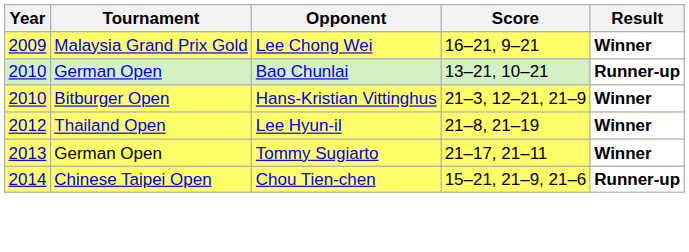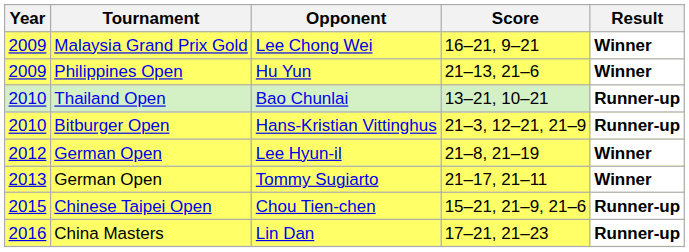+ row: (283, 72)
(108, 72) German Open -> (110, 99) Thailand Open
(623, 99) Winner -> (637, 126) Runner-up
(110, 126) Thailand Open -> (108, 153) German Open
(27, 179) 2014 -> (27, 206) 2015
+ row: (285, 233)
